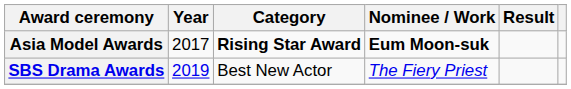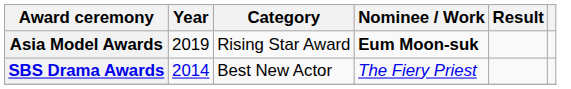(191, 44) 2017 -> (191, 44) 2019
(289, 44) bold -> (284, 44) normal
(191, 71) 2019 -> (191, 71) 2014
